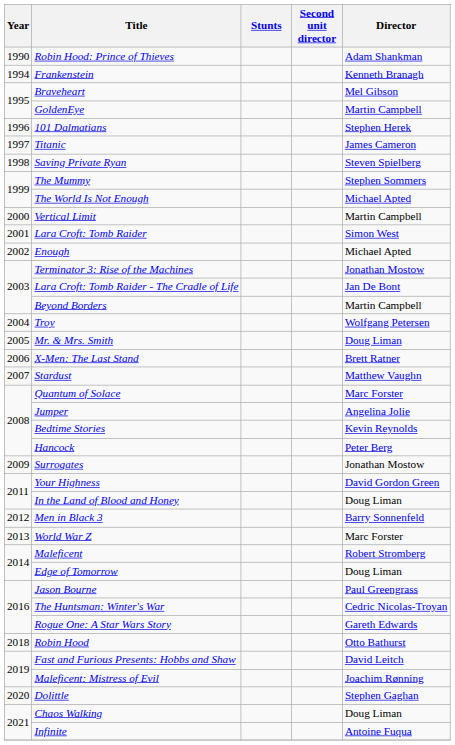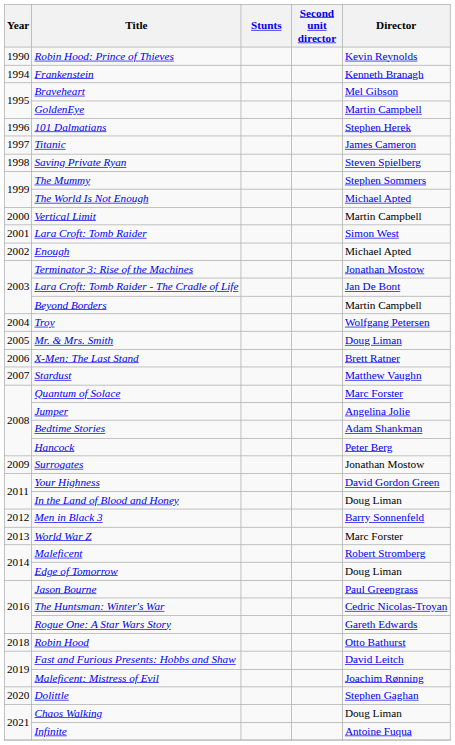(384, 56) Adam Shankman -> (381, 56) Kevin Reynolds
(381, 429) Kevin Reynolds -> (384, 429) Adam Shankman
